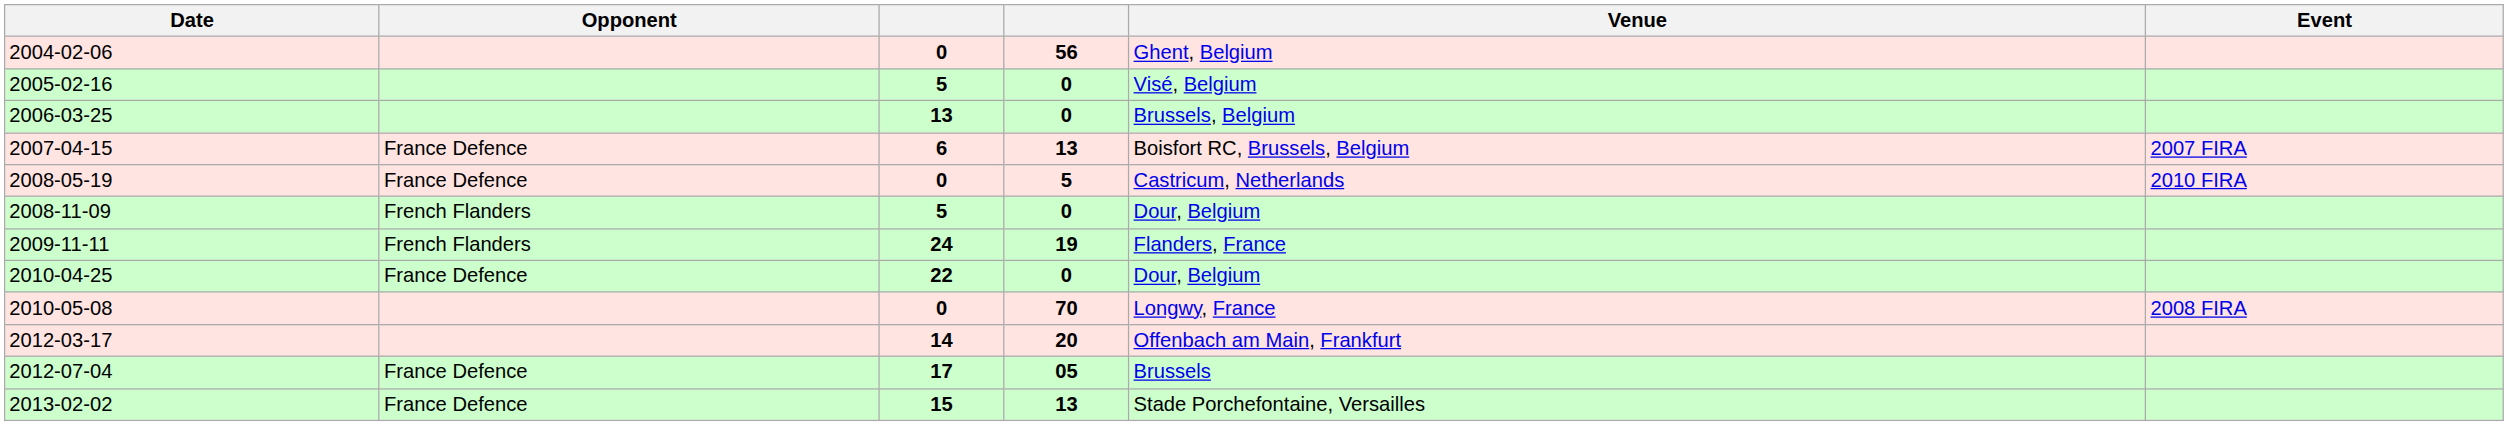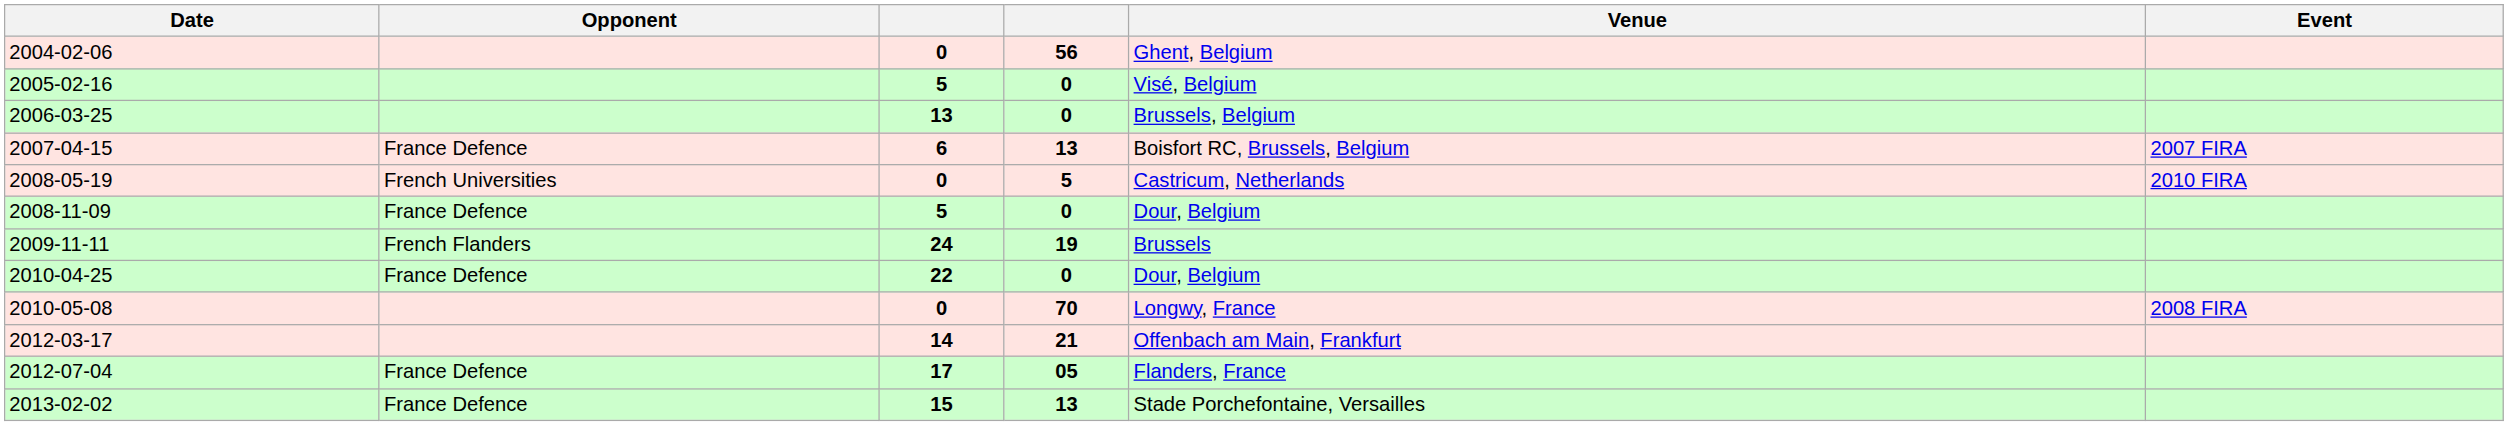(456, 180) France Defence -> (470, 180) French Universities
(457, 212) French Flanders -> (456, 212) France Defence
(1210, 244) Flanders, France -> (1172, 244) Brussels
(1066, 340) 20 -> (1066, 340) 21
(1172, 372) Brussels -> (1210, 372) Flanders, France
